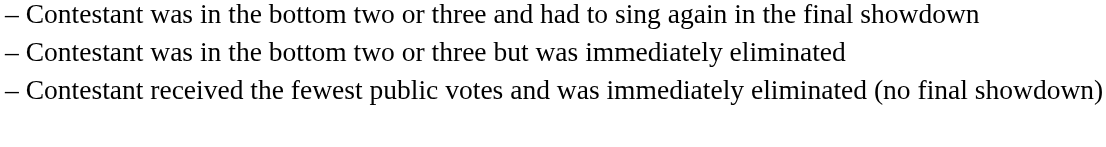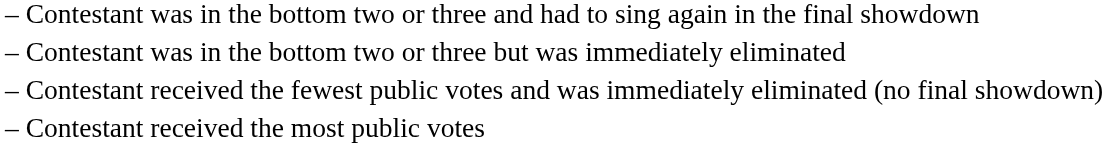+ row: (255, 127)
